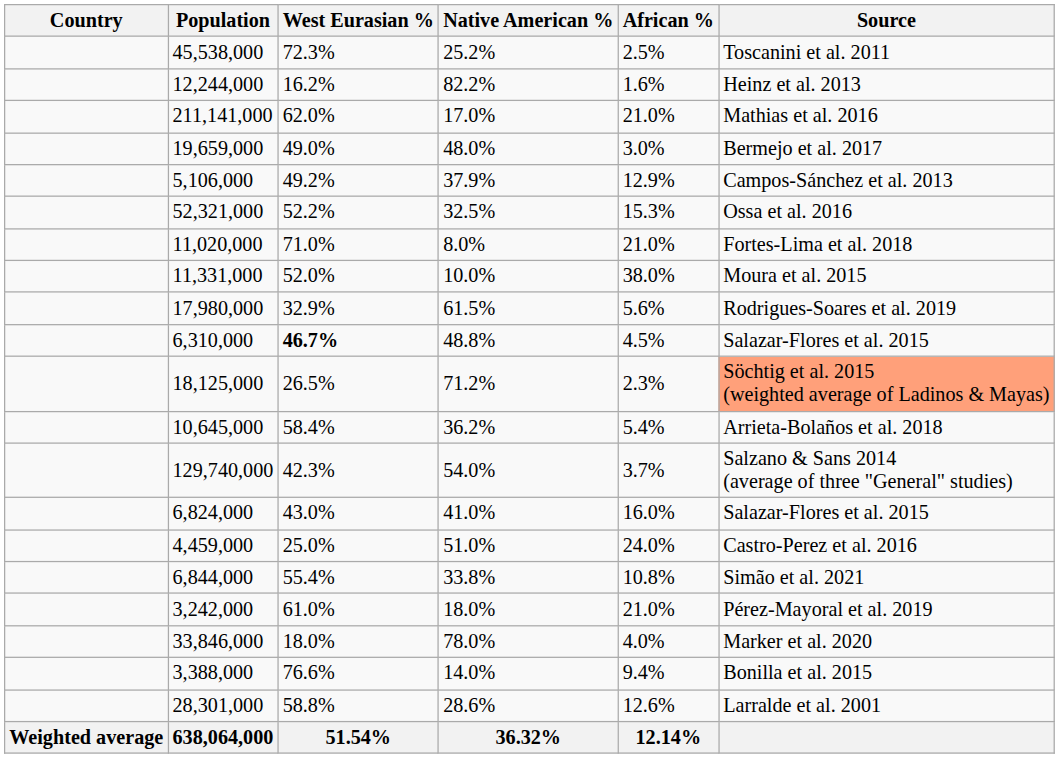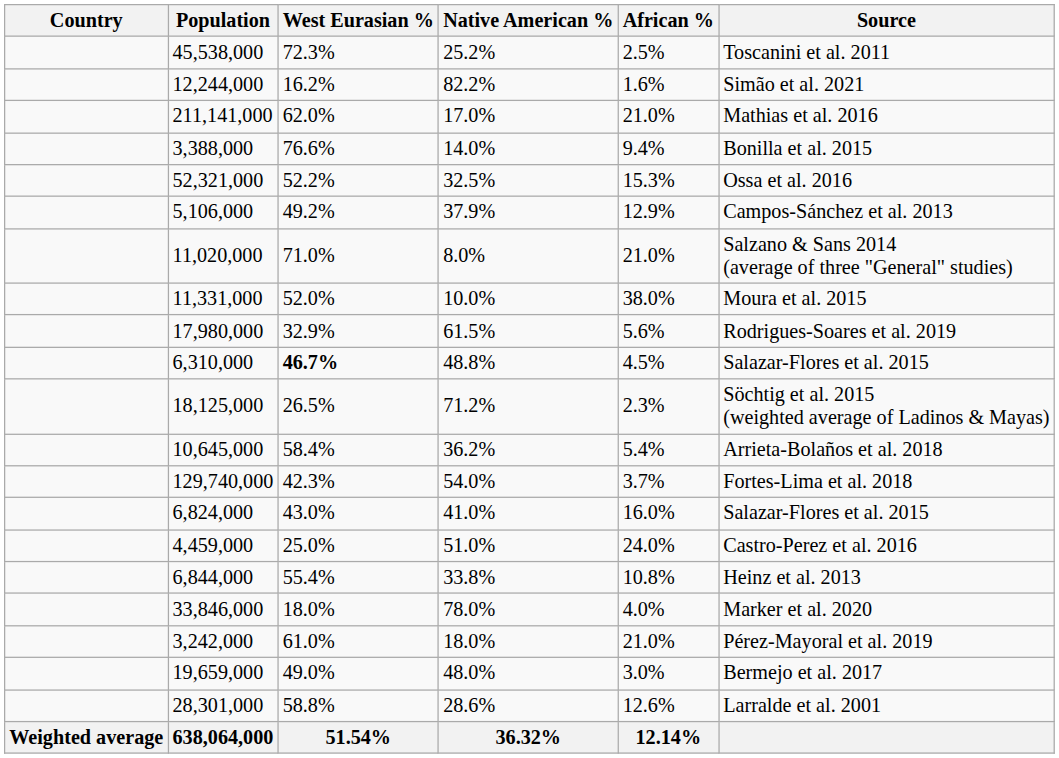(792, 84) Heinz et al. 2013 -> (794, 84) Simão et al. 2021
rows swapped: (218, 148) <-> (213, 673)
rows swapped: (218, 212) <-> (213, 180)
(818, 244) Fortes-Lima et al. 2018 -> (868, 255) Salzano & Sans 2014 (average of three "General" studies)
(886, 383) lightsalmon background -> (886, 406) no background
(868, 470) Salzano & Sans 2014 (average of three "General" studies) -> (818, 481) Fortes-Lima et al. 2018
(794, 577) Simão et al. 2021 -> (792, 577) Heinz et al. 2013
rows swapped: (218, 641) <-> (213, 609)
